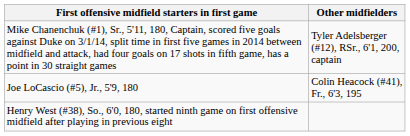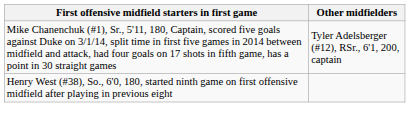- row: (72, 87)
